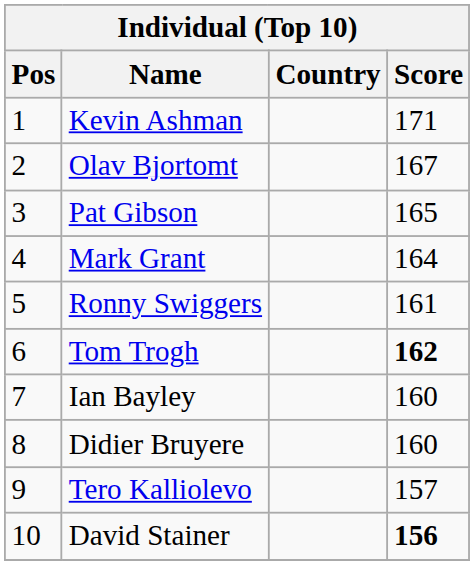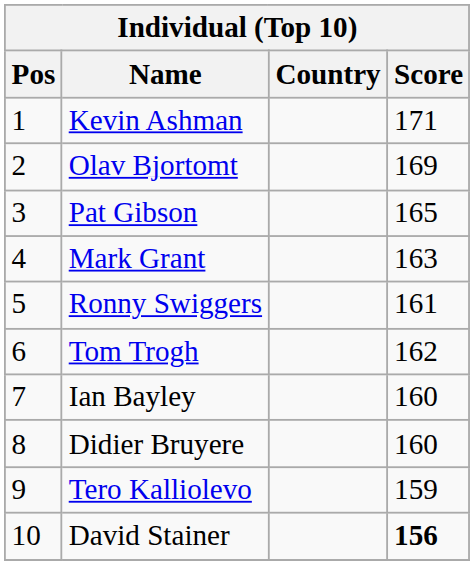(416, 166) 167 -> (416, 166) 169
(416, 258) 164 -> (416, 258) 163
(416, 350) bold -> (416, 350) normal
(416, 489) 157 -> (416, 489) 159
